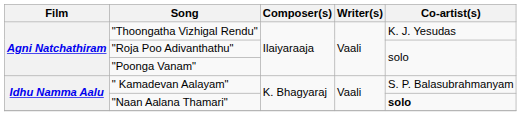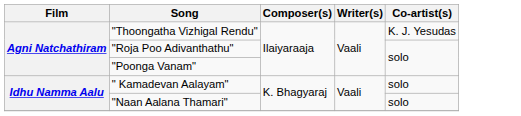(451, 84) S. P. Balasubrahmanyam -> (398, 84) solo
(400, 102) bold -> (398, 102) normal
